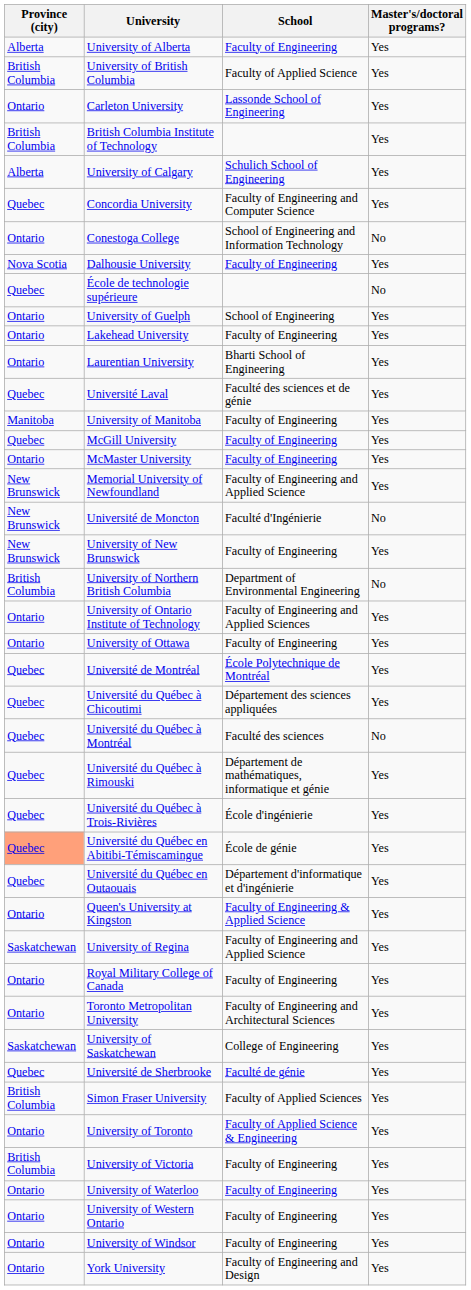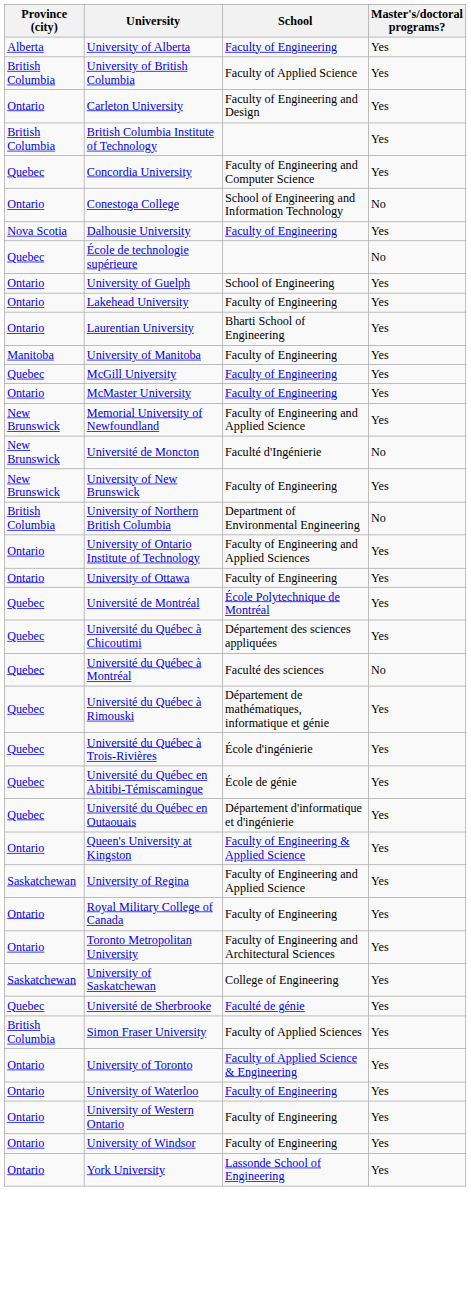(273, 106) Lassonde School of Engineering -> (291, 106) Faculty of Engineering and Design
- row: (140, 172)
- row: (128, 394)
(26, 848) lightsalmon background -> (26, 782) no background
- row: (140, 1164)
(291, 1268) Faculty of Engineering and Design -> (273, 1169) Lassonde School of Engineering
